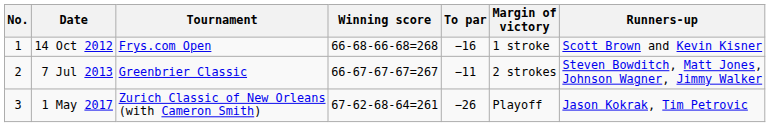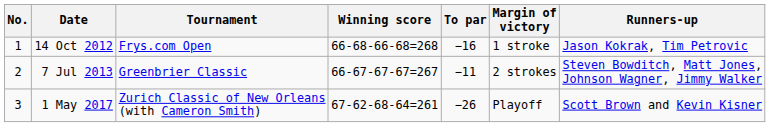(662, 47) Scott Brown and Kevin Kisner -> (655, 47) Jason Kokrak, Tim Petrovic
(655, 105) Jason Kokrak, Tim Petrovic -> (662, 105) Scott Brown and Kevin Kisner
